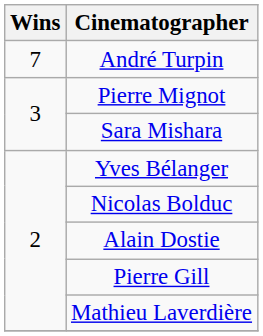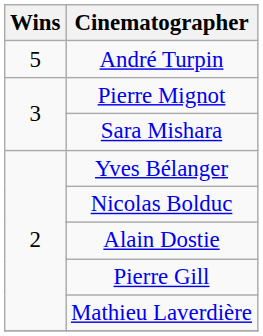(35, 58) 7 -> (35, 58) 5
